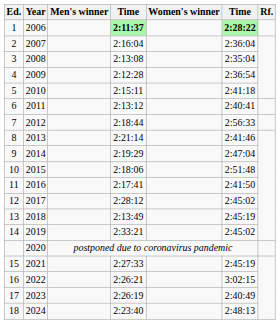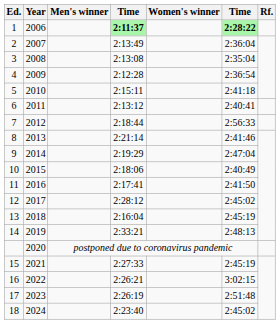(128, 43) 2:16:04 -> (128, 43) 2:13:49
(240, 169) 2:51:48 -> (240, 169) 2:40:49
(128, 216) 2:13:49 -> (128, 216) 2:16:04
(240, 232) 2:45:02 -> (240, 232) 2:48:13
(240, 295) 2:40:49 -> (240, 295) 2:51:48
(240, 311) 2:48:13 -> (240, 311) 2:45:02
